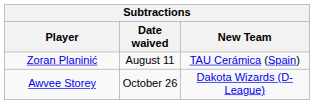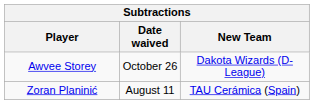rows swapped: (62, 60) <-> (62, 84)
